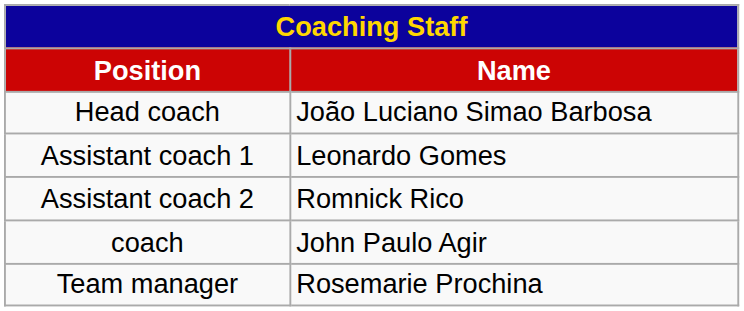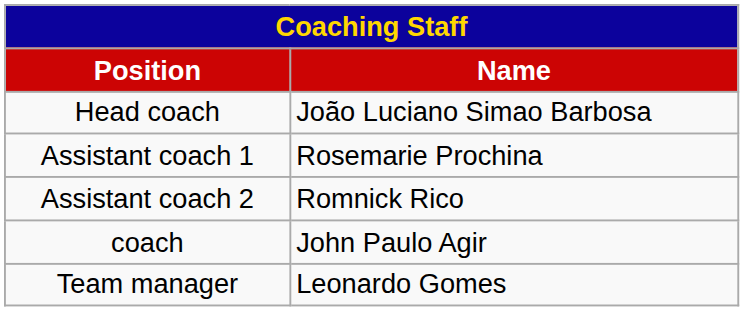(401, 156) Leonardo Gomes -> (419, 156) Rosemarie Prochina
(419, 285) Rosemarie Prochina -> (401, 285) Leonardo Gomes
